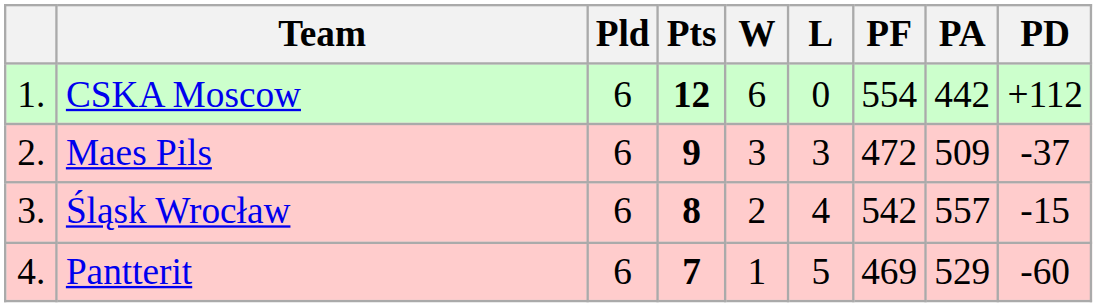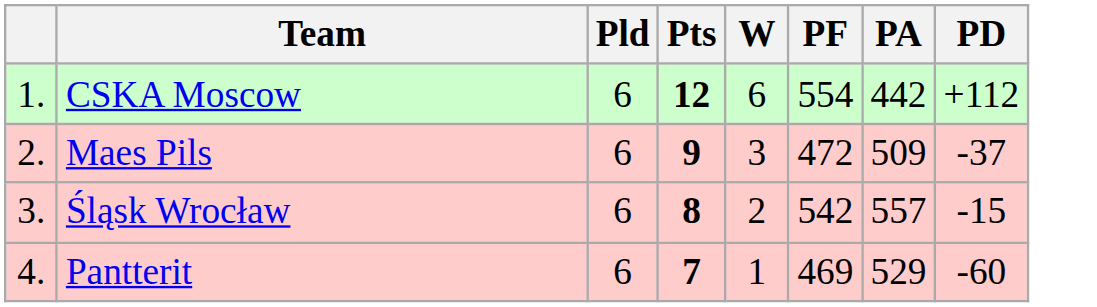- column: (821, 34)
